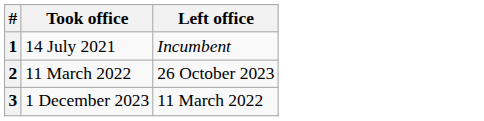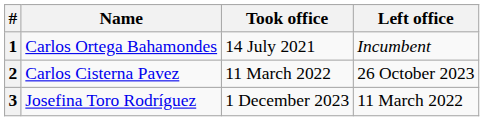+ column: (121, 18)
